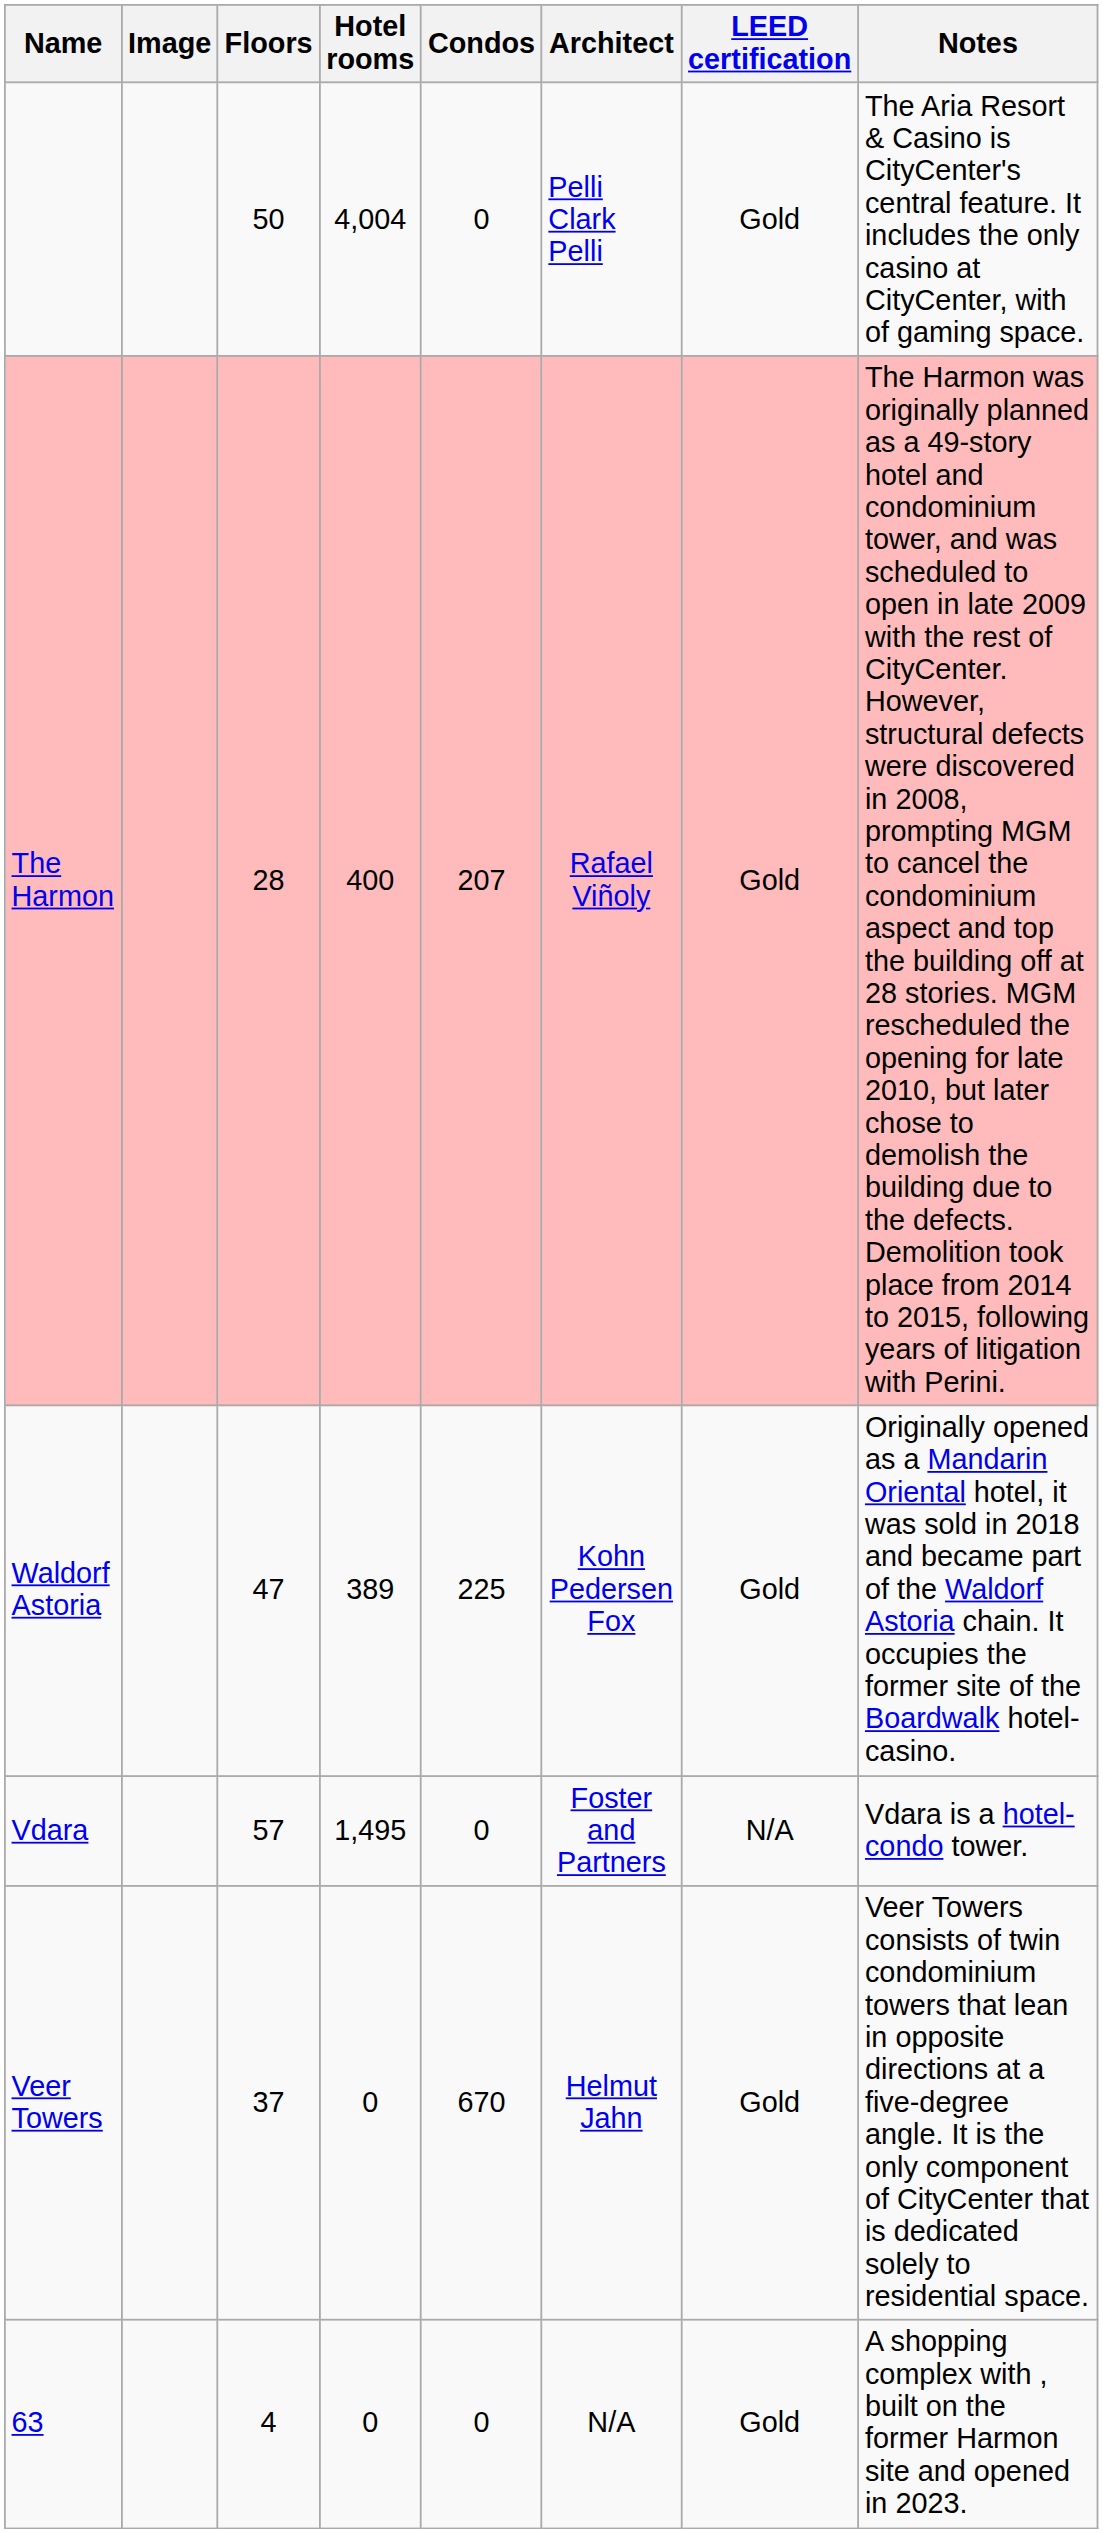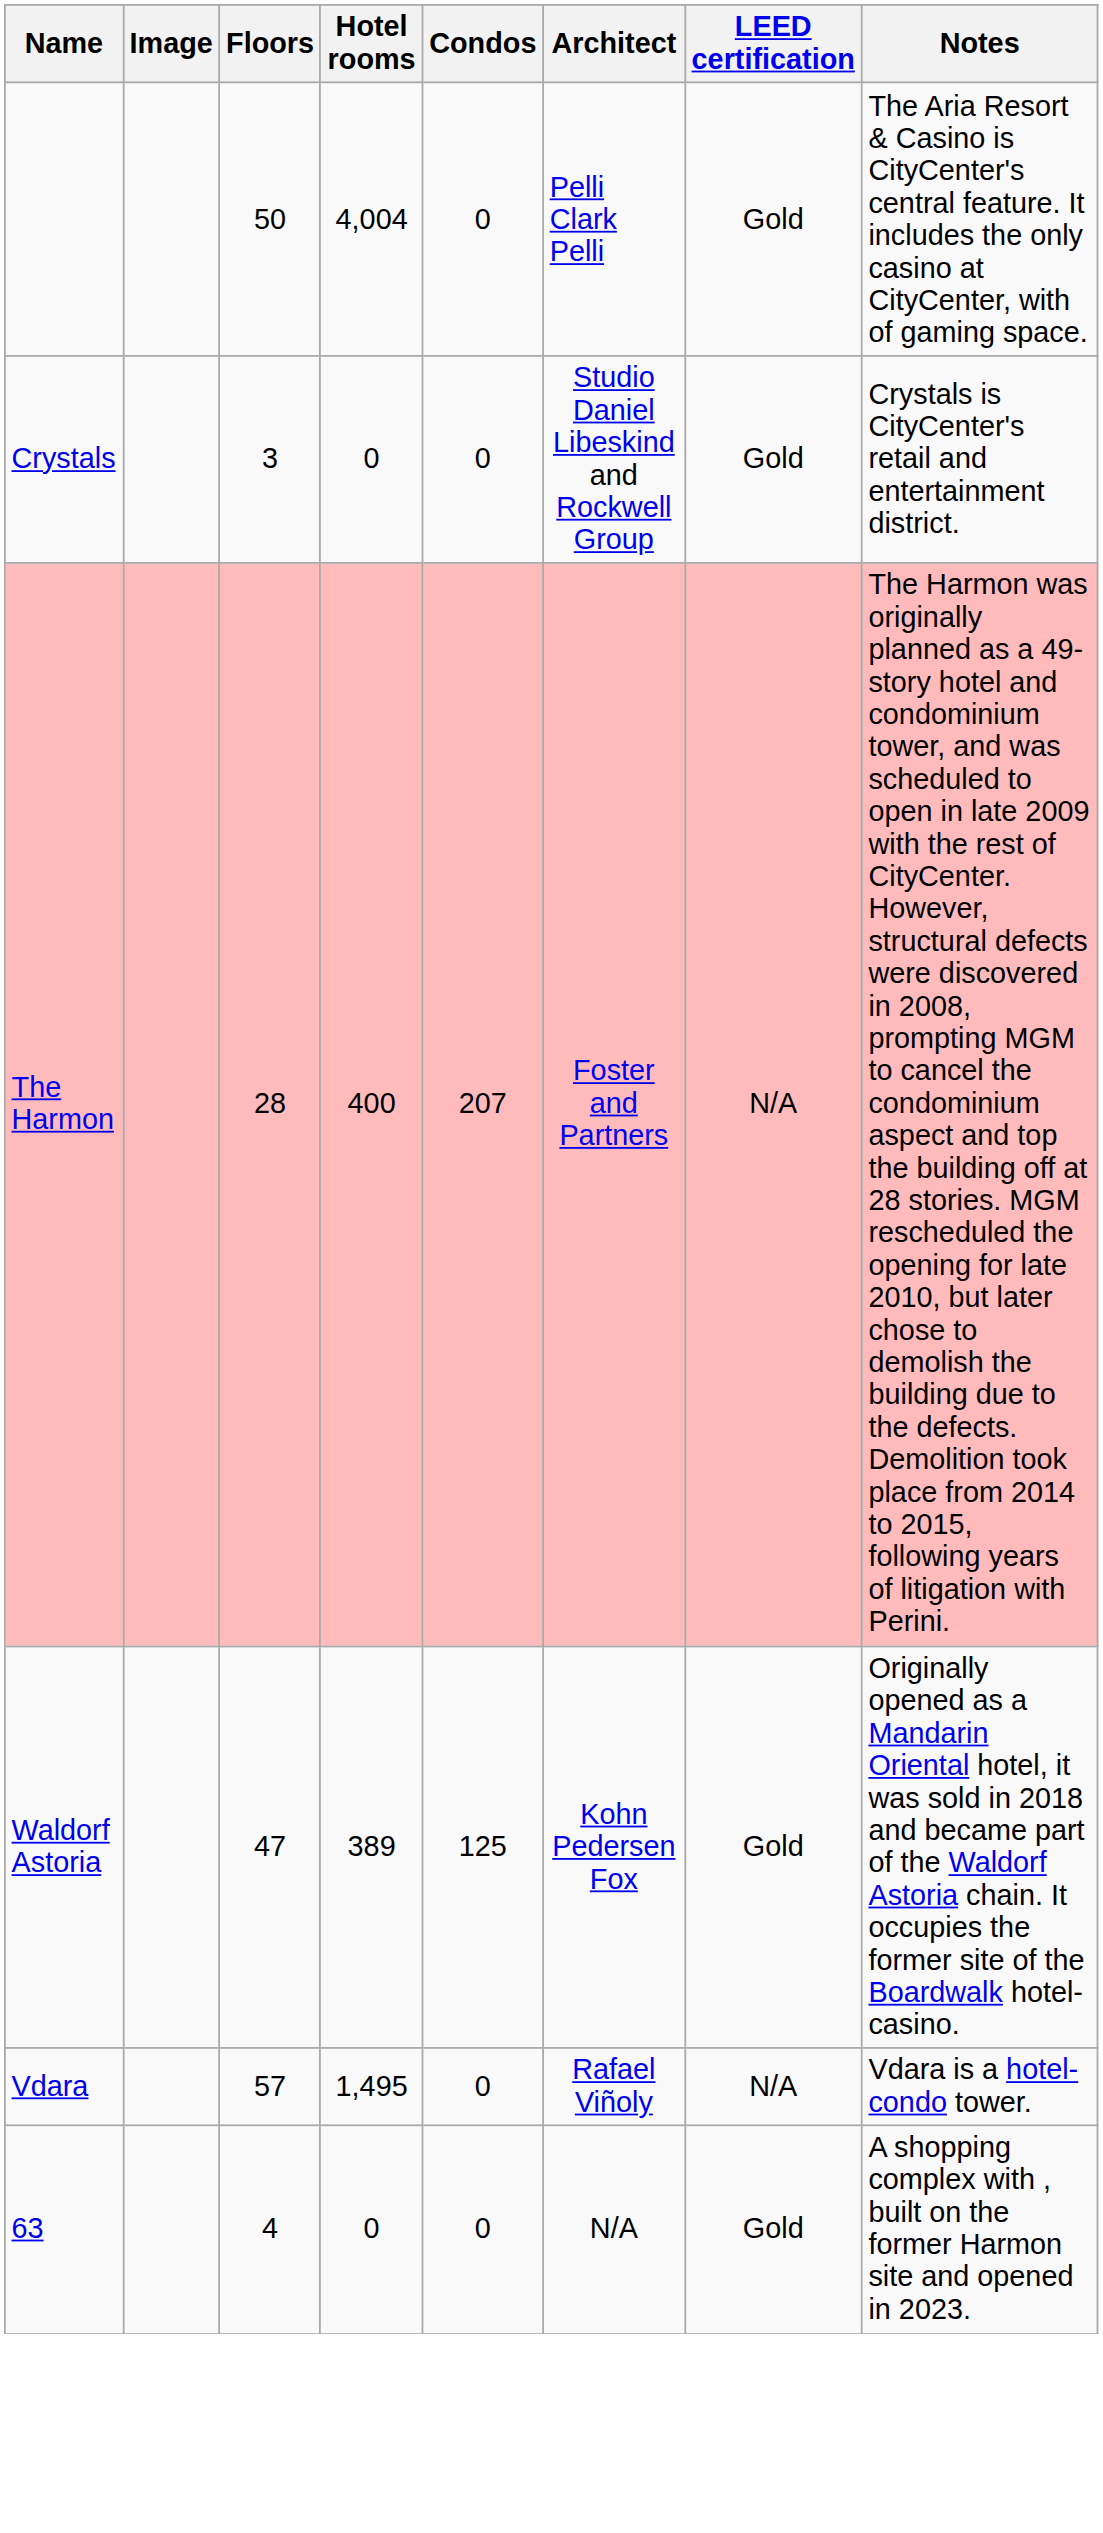+ row: (64, 458)
(611, 880) Rafael Viñoly -> (614, 1103) Foster and Partners
(770, 880) Gold -> (773, 1103) N/A
(481, 1589) 225 -> (483, 1846) 125
(611, 1830) Foster and Partners -> (614, 2086) Rafael Viñoly
- row: (57, 2102)
